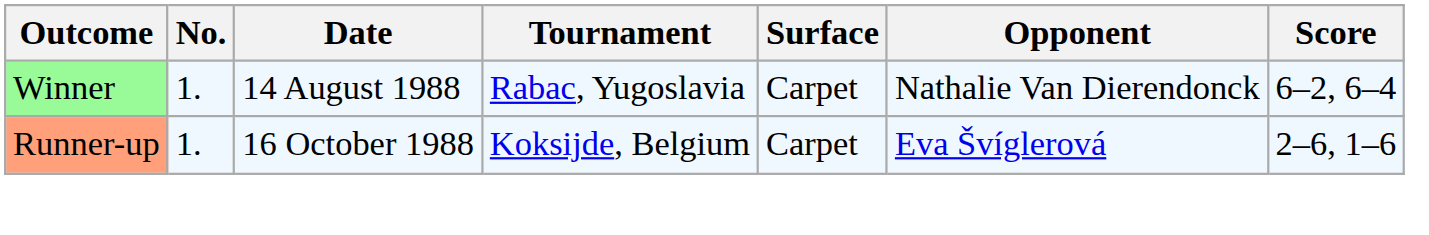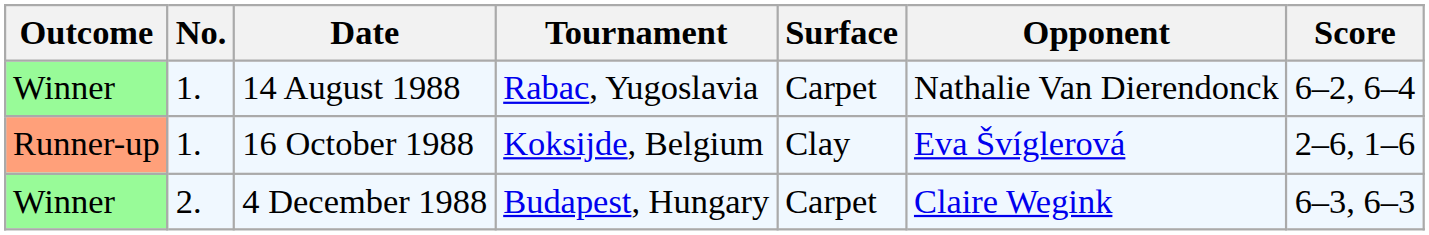(812, 143) Carpet -> (818, 143) Clay
+ row: (365, 199)
